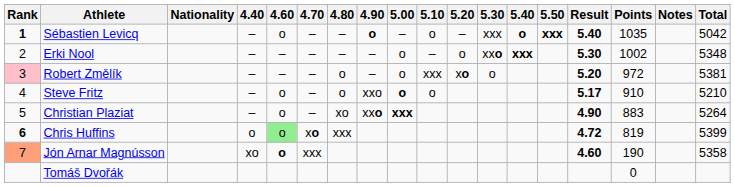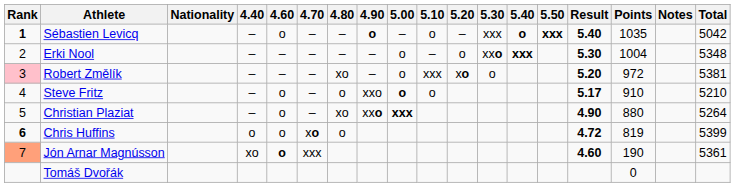(633, 54) 1002 -> (633, 54) 1004
(342, 74) o -> (342, 74) xo
(633, 113) 883 -> (633, 113) 880
(282, 133) lightgreen background -> (282, 133) no background
(342, 133) xxx -> (342, 133) o
(713, 153) 5358 -> (713, 153) 5361
